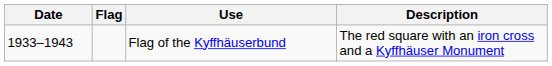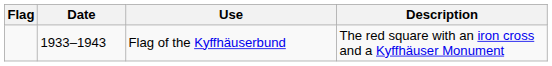columns swapped: (109, 14) <-> (48, 14)
